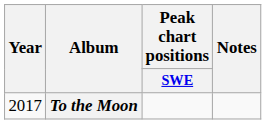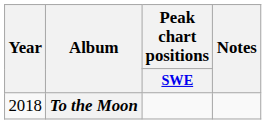(25, 105) 2017 -> (25, 105) 2018
